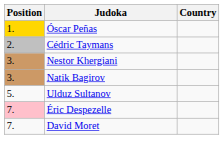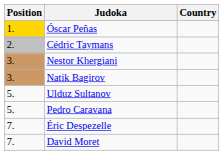+ row: (79, 110)
(11, 110) pink background -> (11, 126) no background
